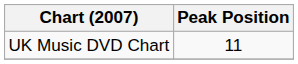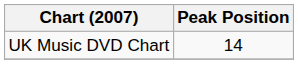(233, 45) 11 -> (233, 45) 14
